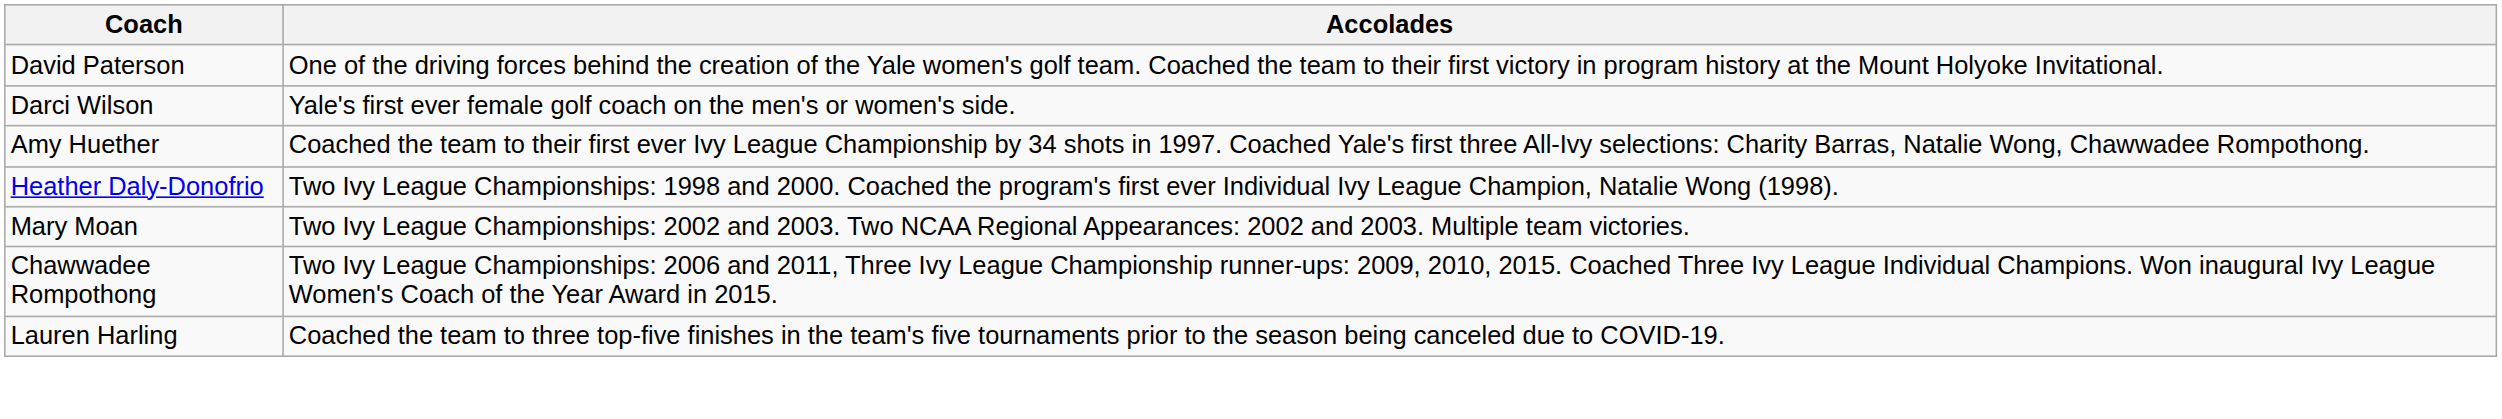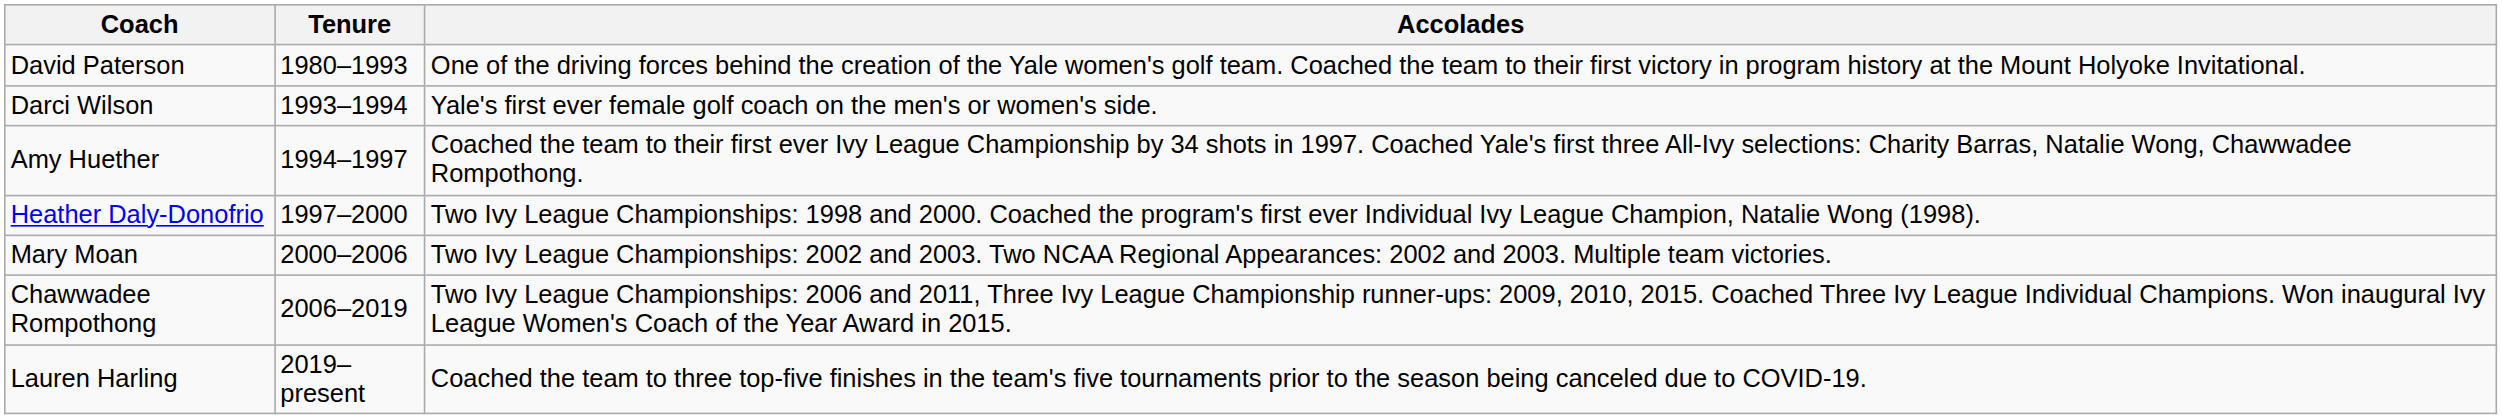+ column: (350, 24)
